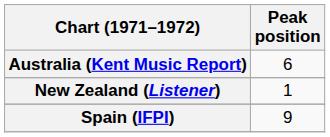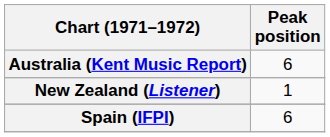(288, 117) 9 -> (288, 117) 6
